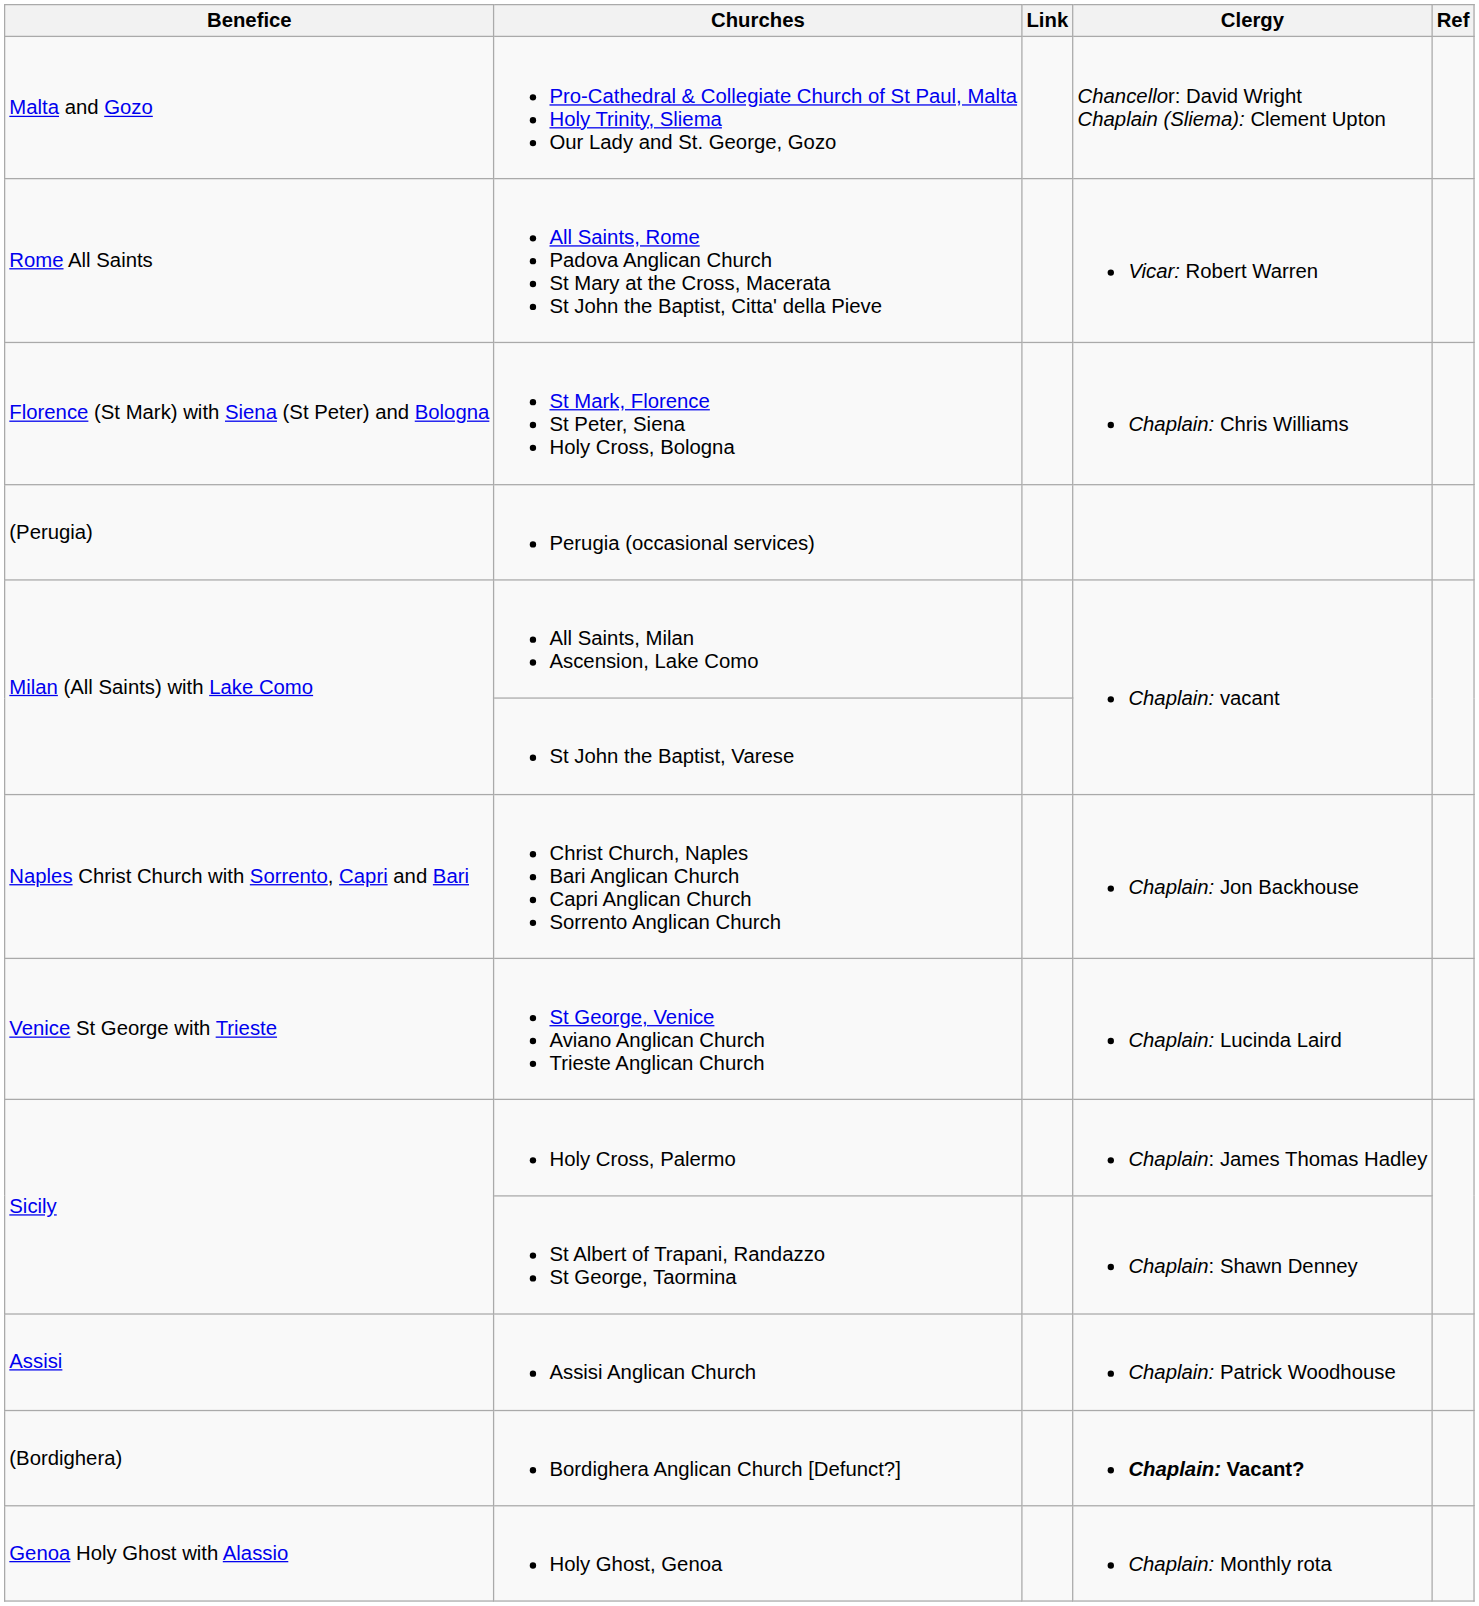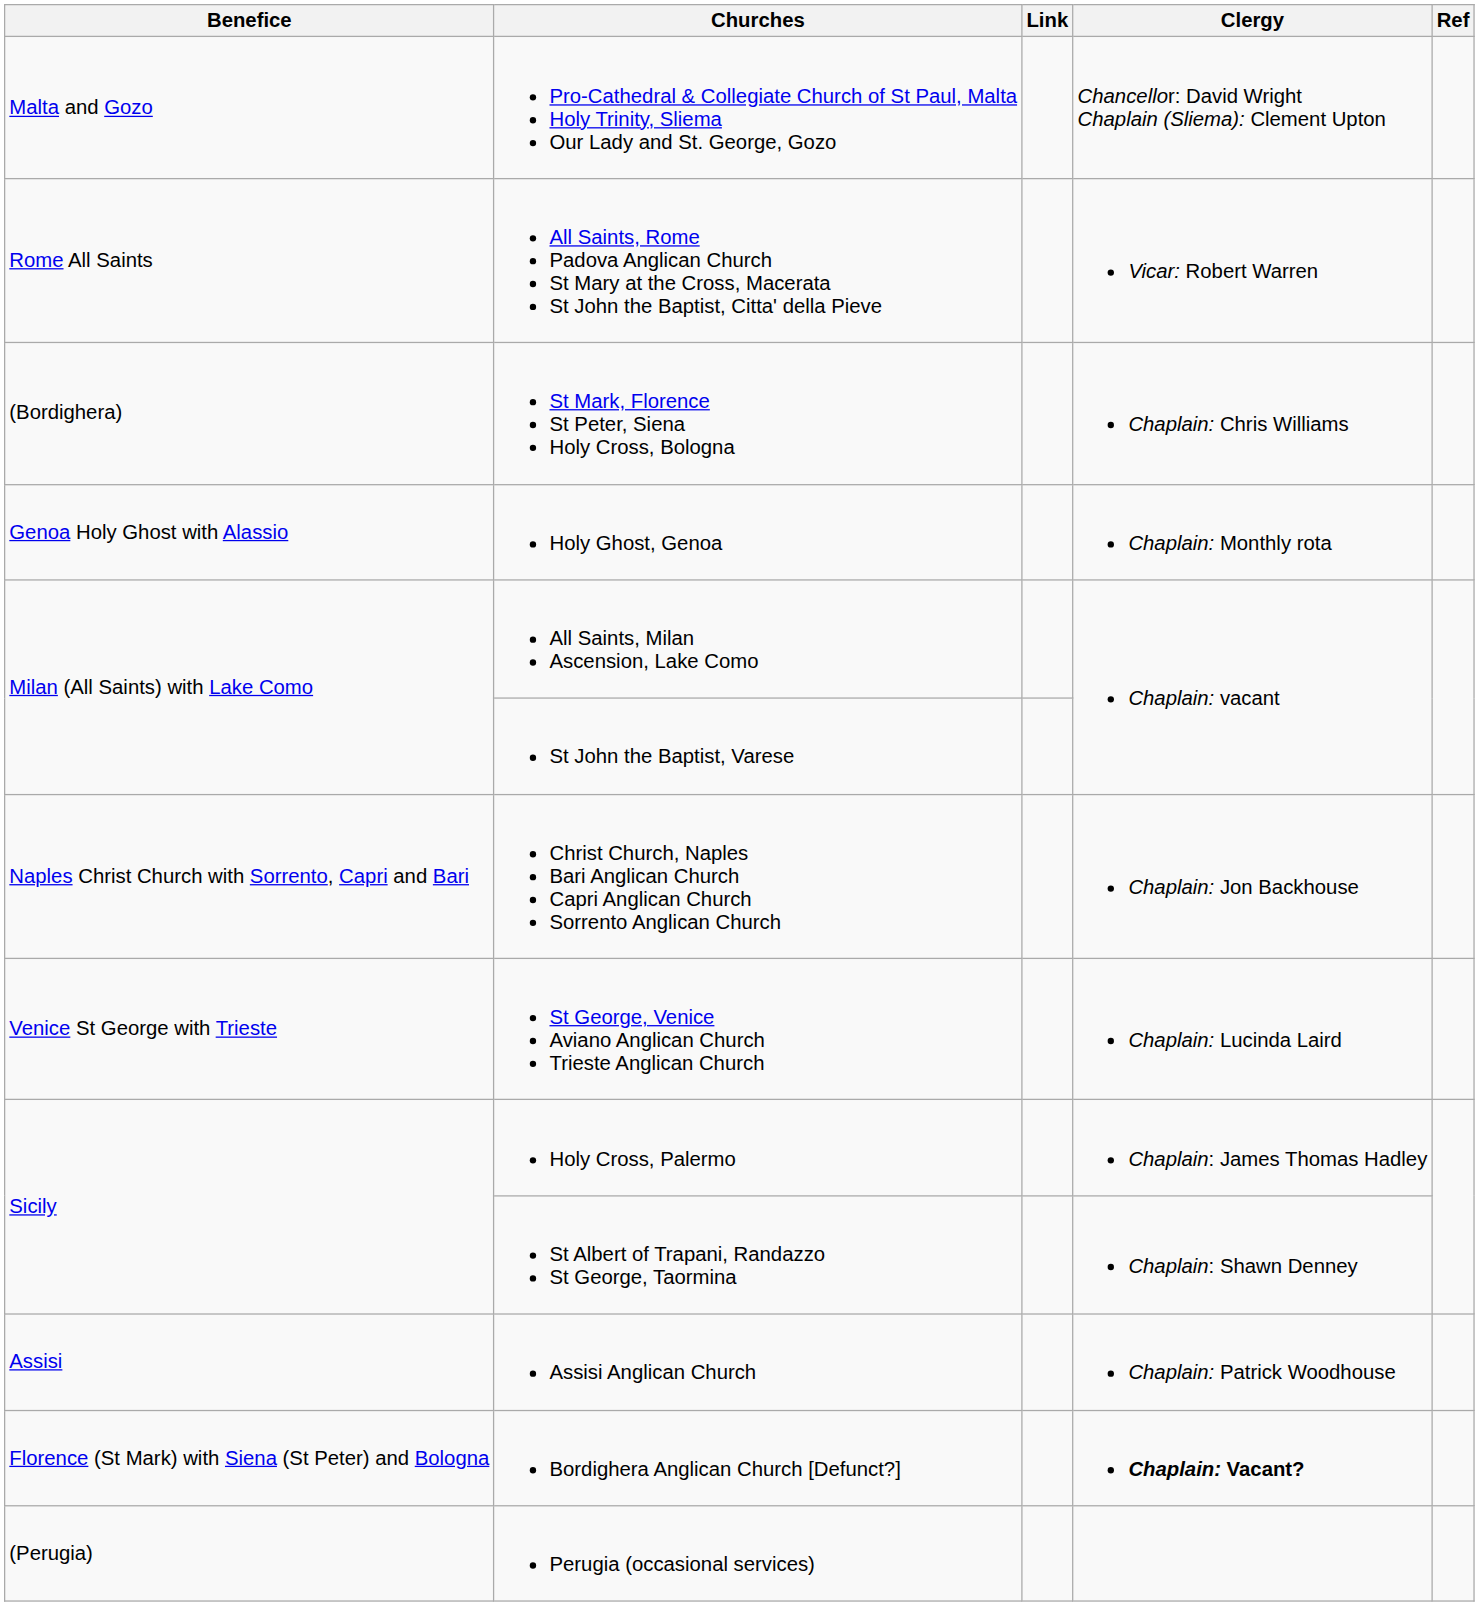(249, 413) Florence (St Mark) with Siena (St Peter) and Bologna -> (66, 413) (Bordighera)
rows swapped: (758, 1565) <-> (758, 543)
(66, 1457) (Bordighera) -> (249, 1457) Florence (St Mark) with Siena (St Peter) and Bologna
